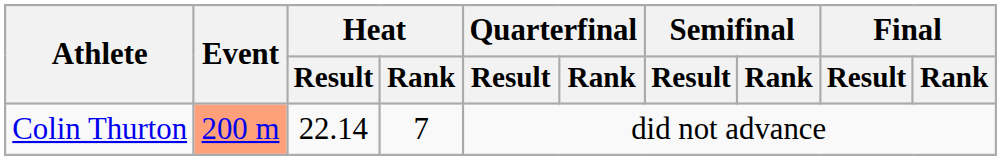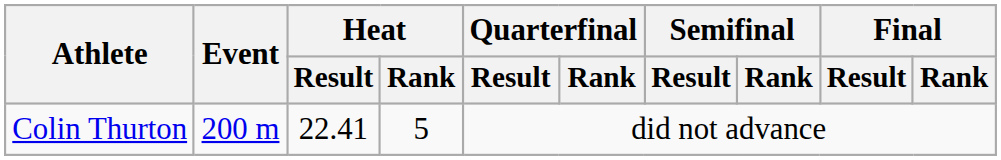(240, 129) lightsalmon background -> (240, 129) no background
(333, 129) 22.14 -> (333, 129) 22.41
(421, 129) 7 -> (421, 129) 5
